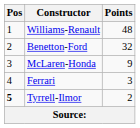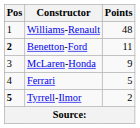(9, 47) normal -> (9, 47) bold
(127, 47) 32 -> (127, 47) 11
(130, 81) 3 -> (130, 81) 5
